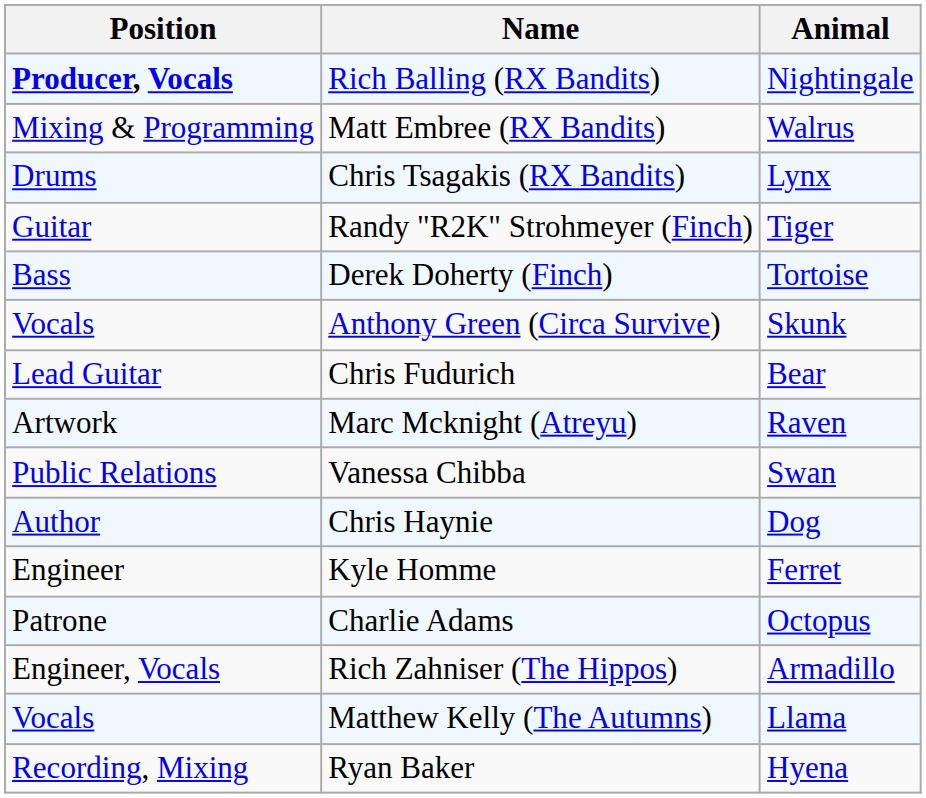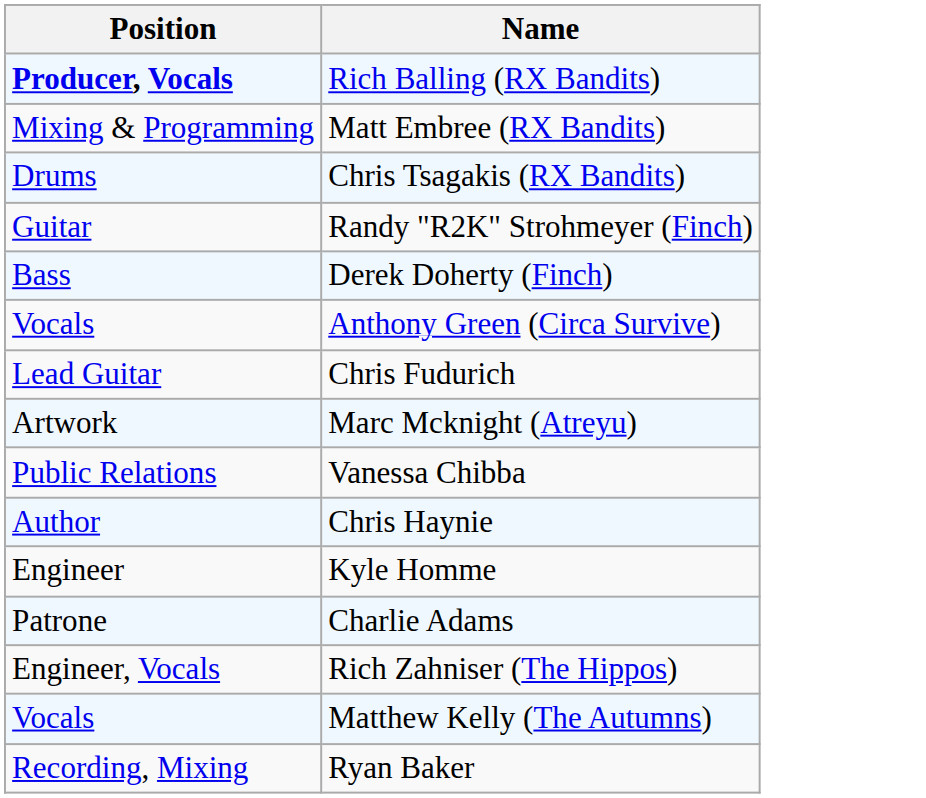- column: (840, 29)
